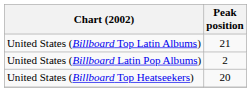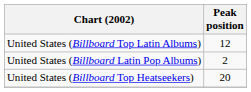(225, 43) 21 -> (225, 43) 12
